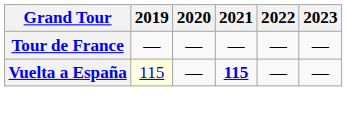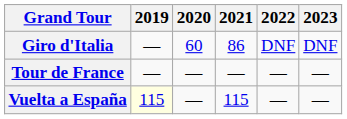+ row: (68, 45)
(236, 72) bold -> (236, 99) normal
